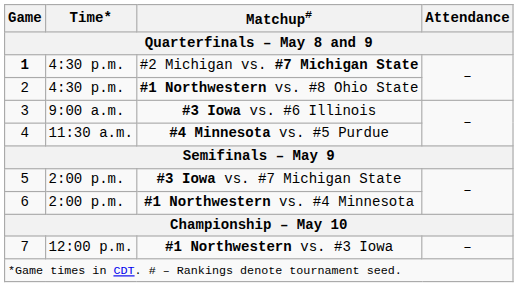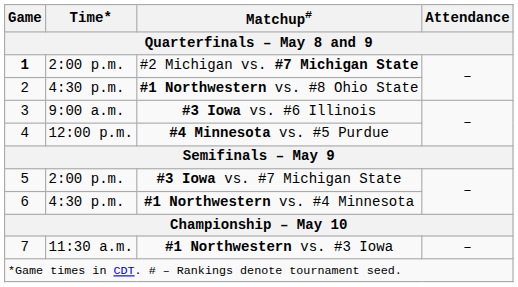(87, 66) 4:30 p.m. -> (87, 66) 2:00 p.m.
(91, 135) 11:30 a.m. -> (91, 135) 12:00 p.m.
(87, 203) 2:00 p.m. -> (87, 203) 4:30 p.m.
(91, 248) 12:00 p.m. -> (91, 248) 11:30 a.m.
